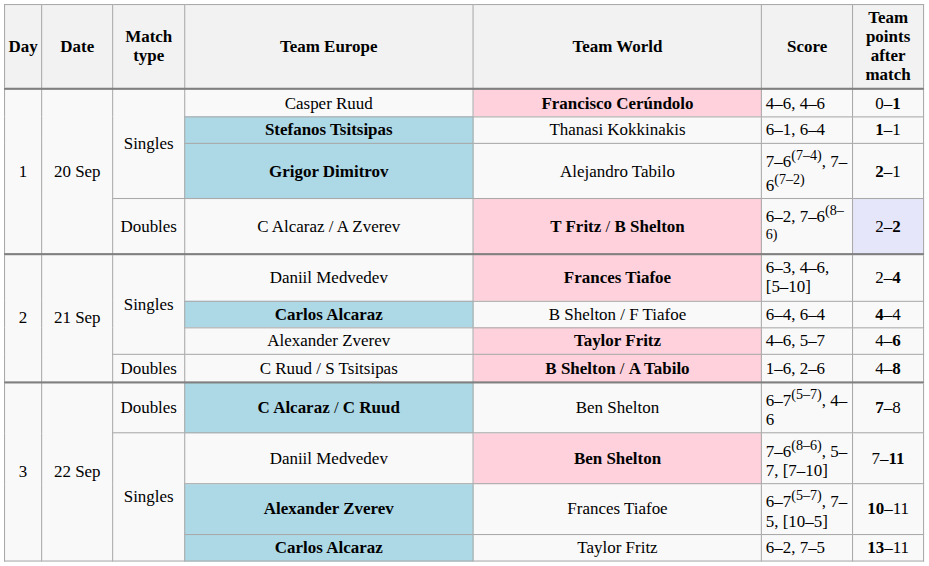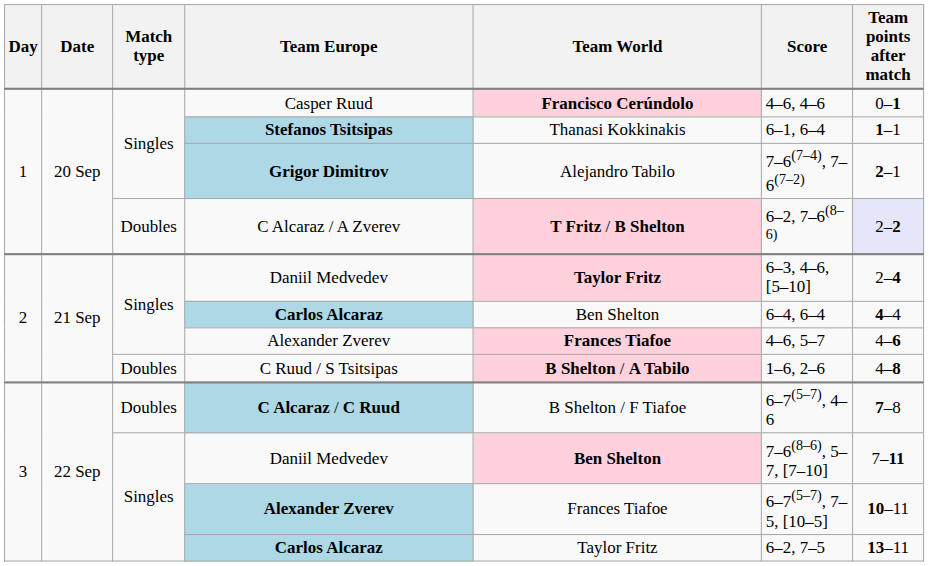(617, 277) Frances Tiafoe -> (617, 277) Taylor Fritz
(617, 314) B Shelton / F Tiafoe -> (617, 314) Ben Shelton
(617, 341) Taylor Fritz -> (617, 341) Frances Tiafoe
(617, 407) Ben Shelton -> (617, 407) B Shelton / F Tiafoe
